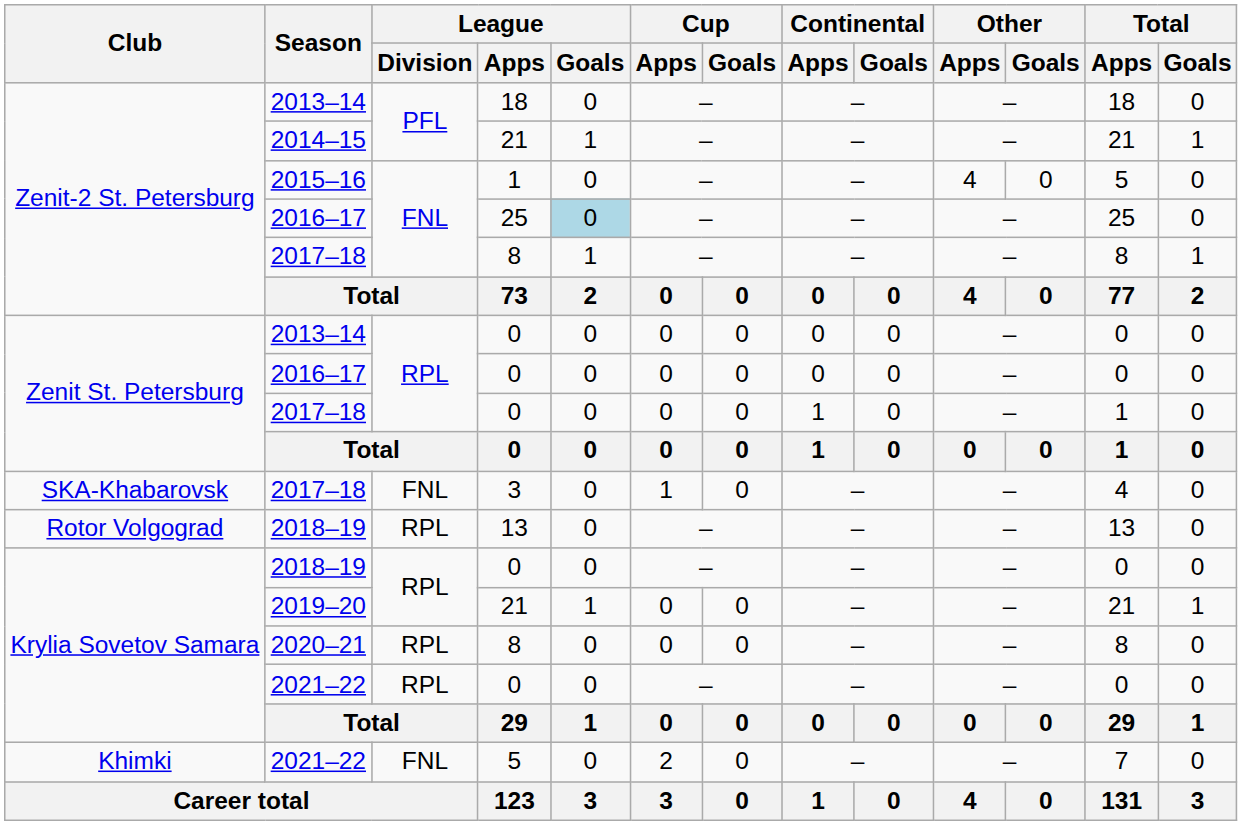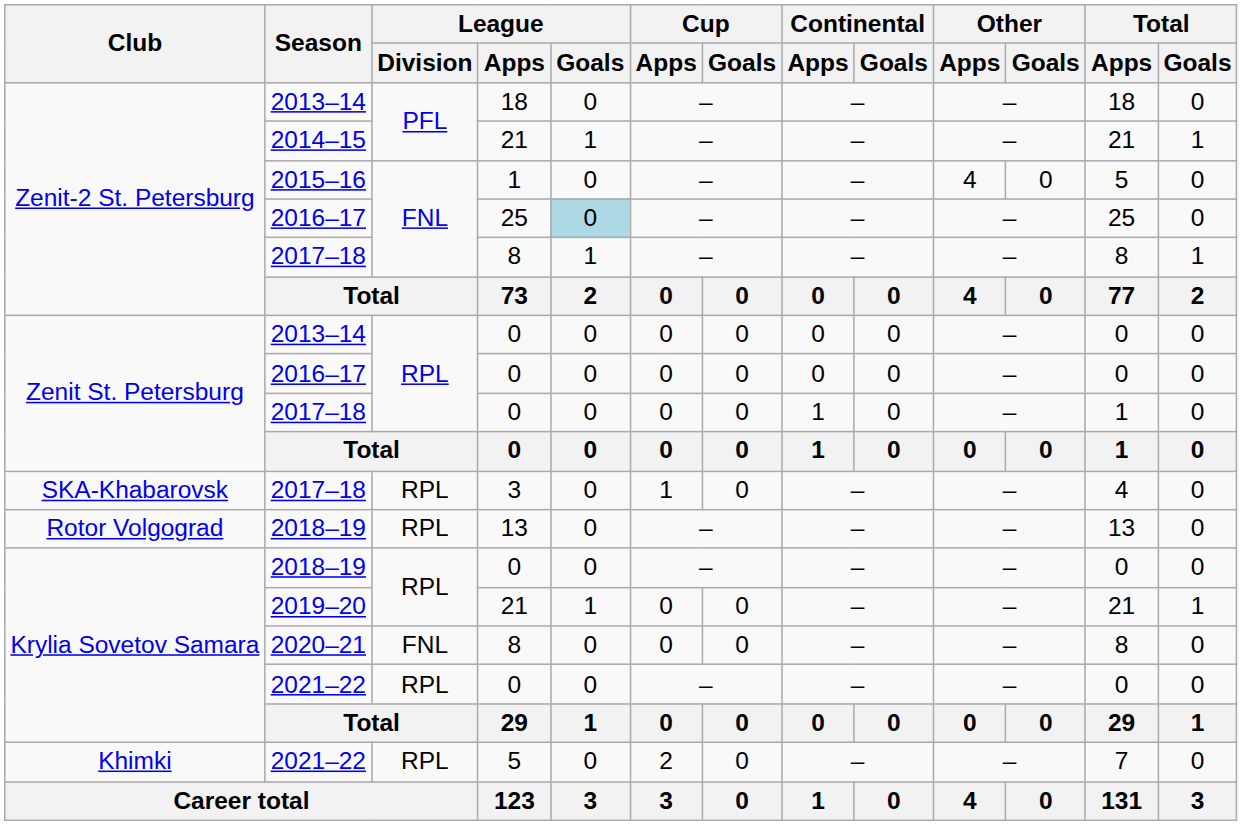(425, 489) FNL -> (425, 489) RPL
(425, 645) RPL -> (425, 645) FNL
(425, 761) FNL -> (425, 761) RPL
